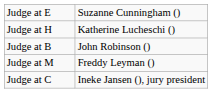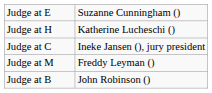rows swapped: (29, 79) <-> (29, 46)
